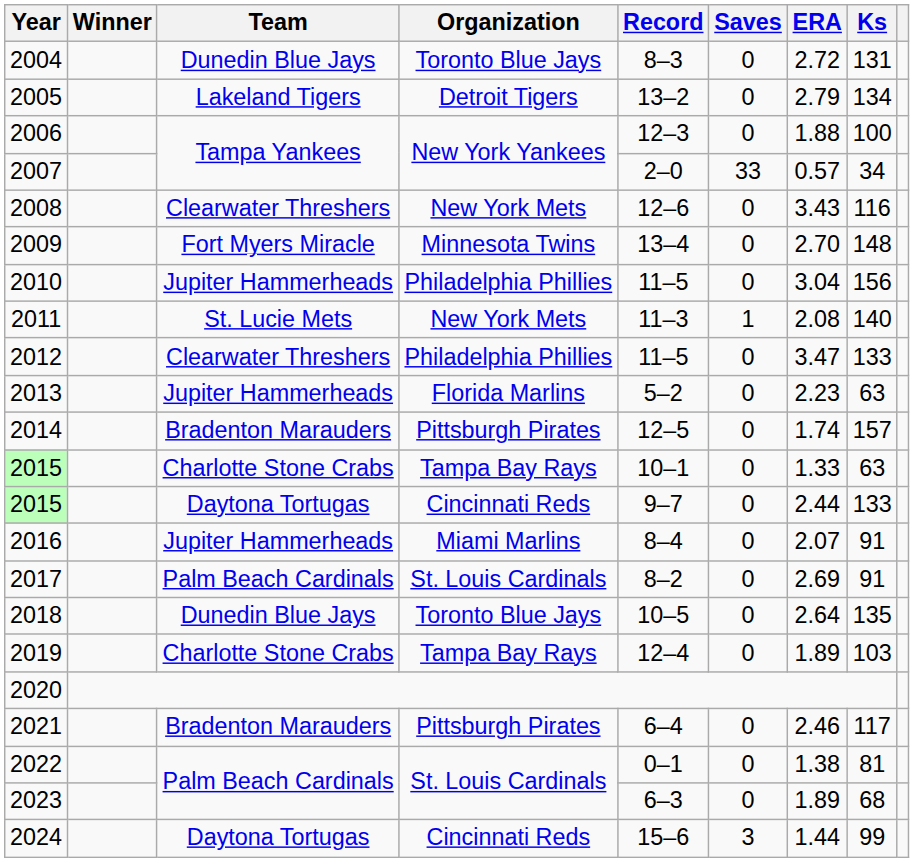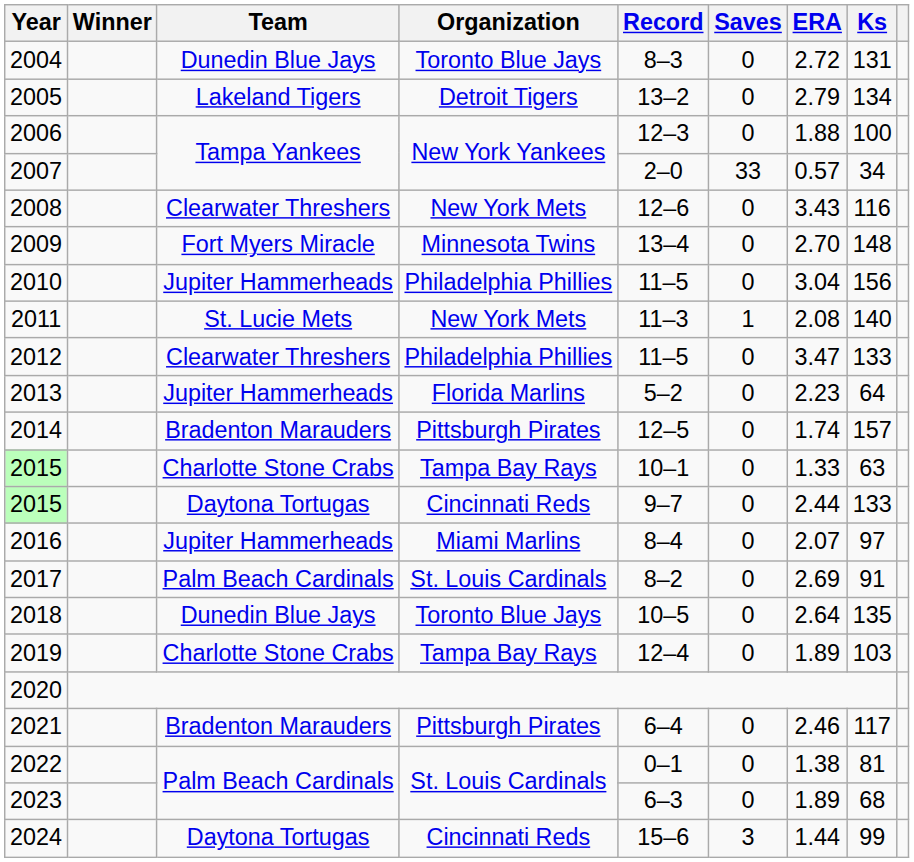(872, 393) 63 -> (872, 393) 64
(872, 541) 91 -> (872, 541) 97
